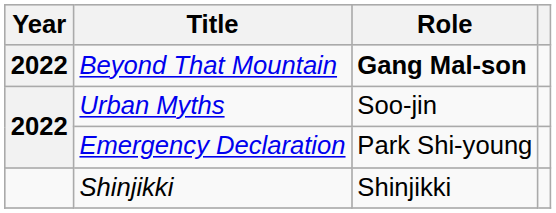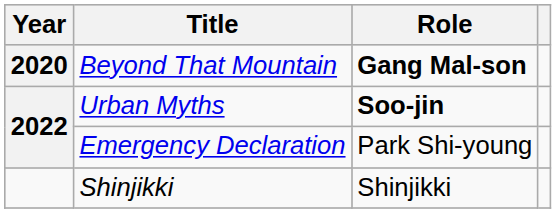(39, 65) 2022 -> (39, 65) 2020
(397, 106) normal -> (401, 106) bold
